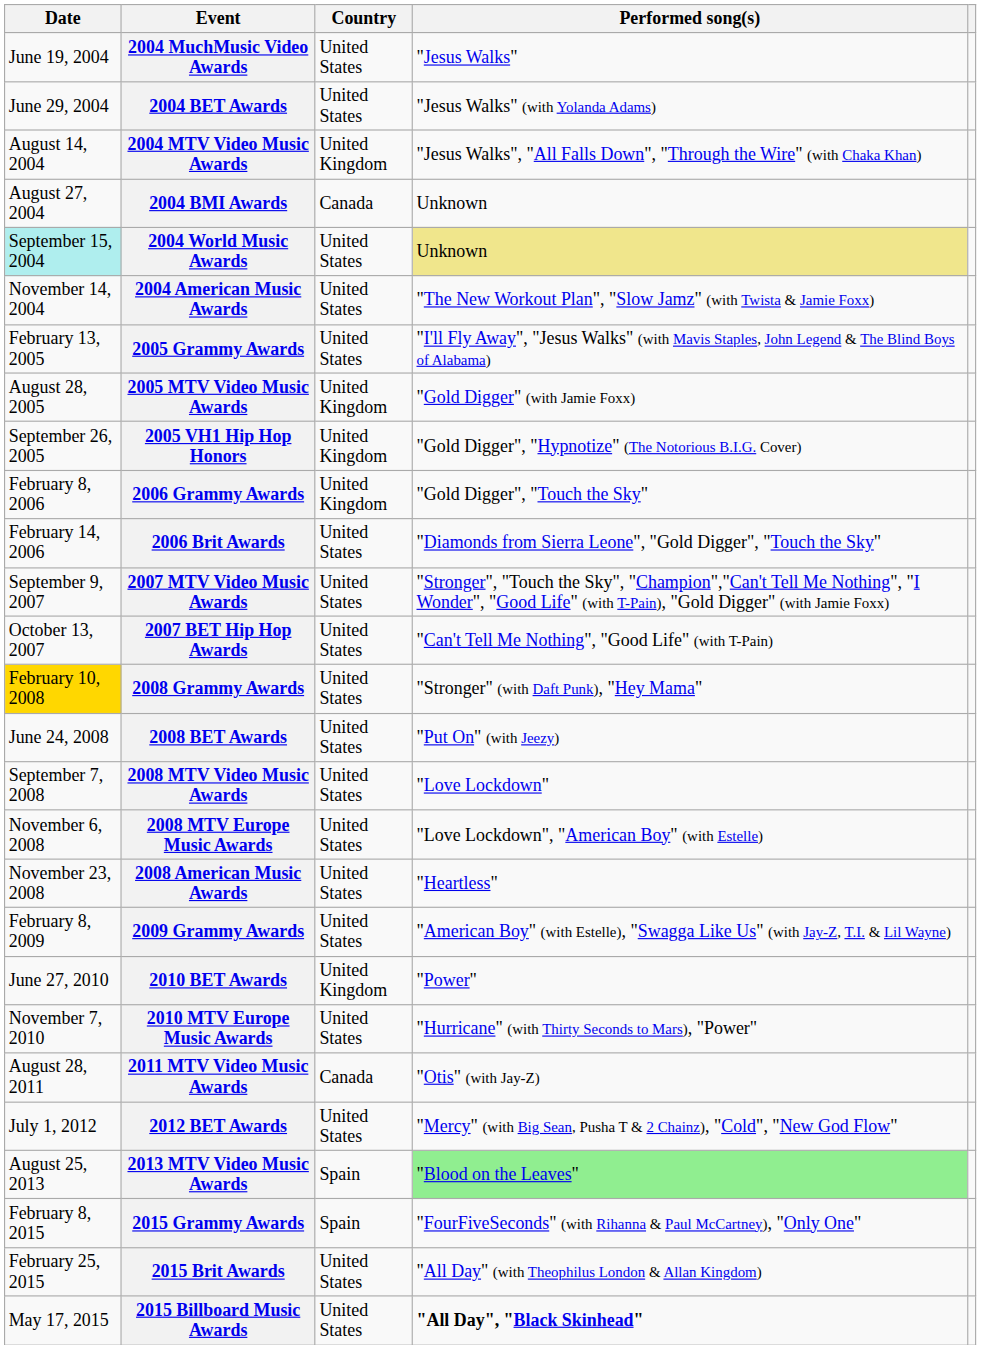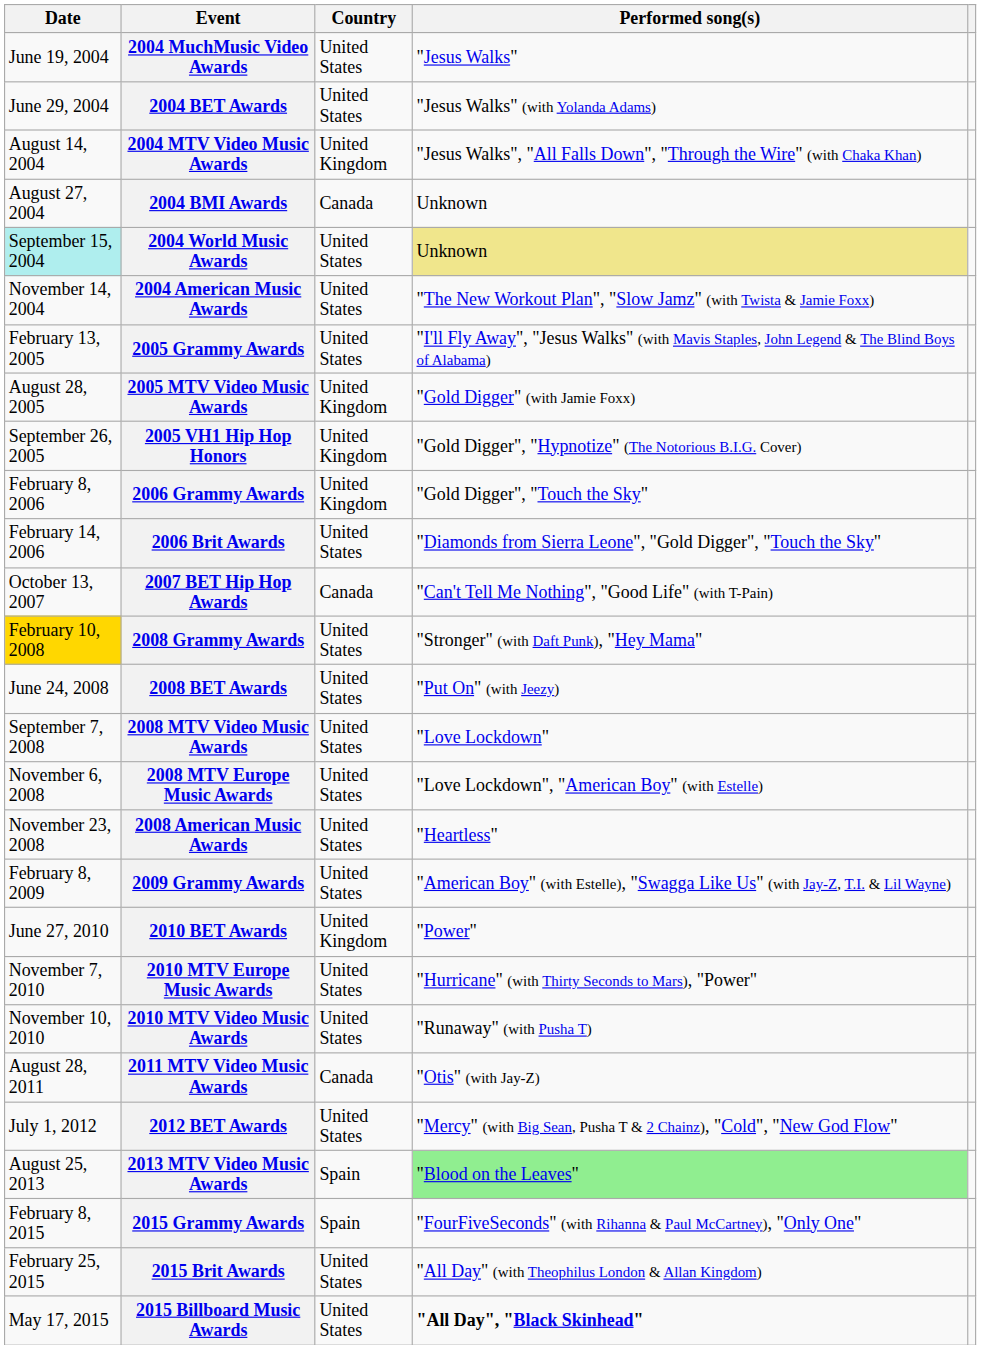- row: (218, 591)
(344, 640) United States -> (346, 591) Canada
+ row: (218, 1028)
